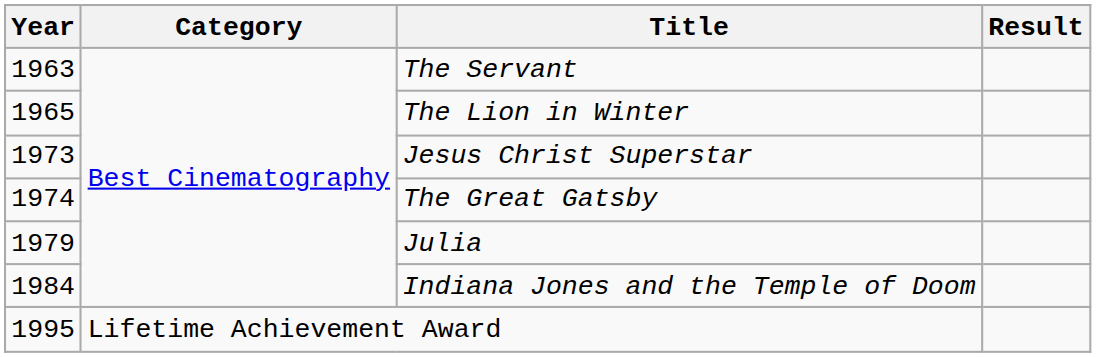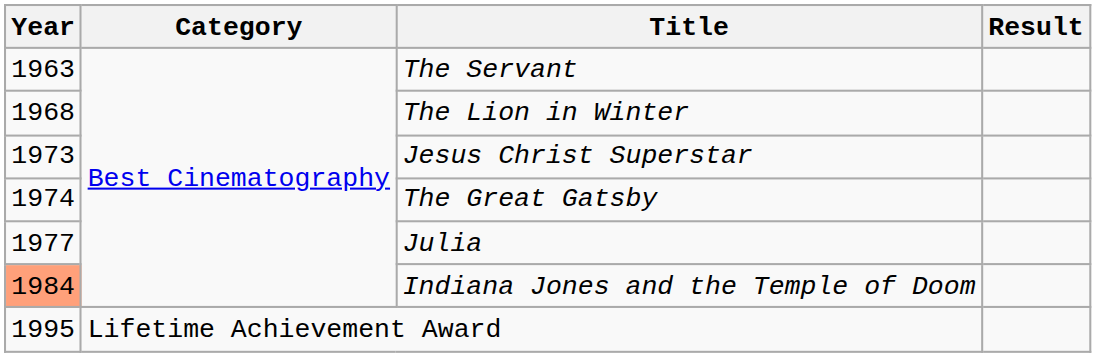(43, 113) 1965 -> (43, 113) 1968
(43, 243) 1979 -> (43, 243) 1977
(43, 286) no background -> (43, 286) lightsalmon background
